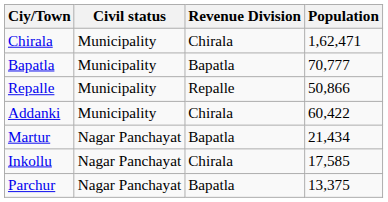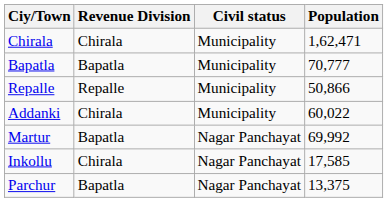columns swapped: (129, 16) <-> (245, 16)
(329, 112) 60,422 -> (329, 112) 60,022
(329, 137) 21,434 -> (329, 137) 69,992
